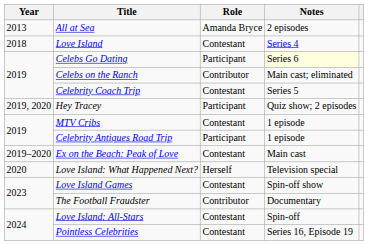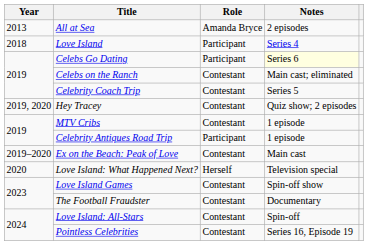(224, 43) Contestant -> (224, 43) Participant
(226, 75) Contributor -> (224, 75) Contestant
(224, 106) Participant -> (224, 106) Contestant
(226, 201) Contributor -> (224, 201) Contestant
